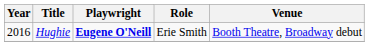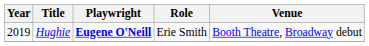(19, 32) 2016 -> (19, 32) 2019
